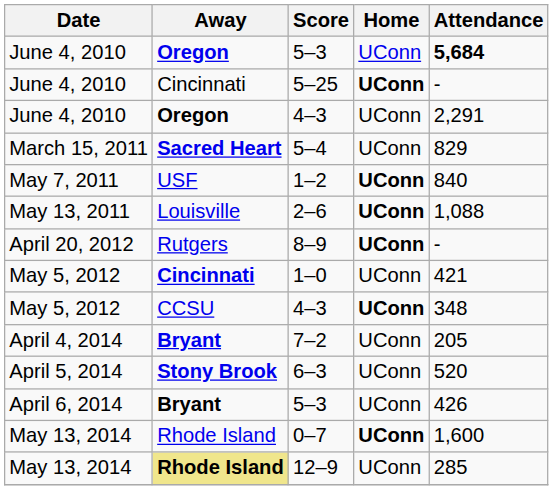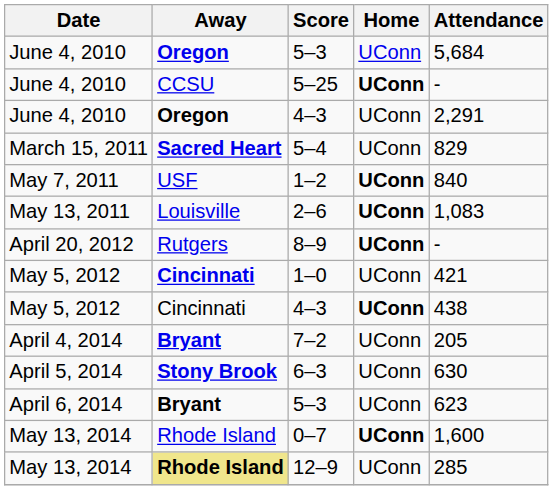(459, 52) bold -> (459, 52) normal
(201, 84) Cincinnati -> (186, 84) CCSU
(459, 212) 1,088 -> (459, 212) 1,083
(186, 308) CCSU -> (201, 308) Cincinnati
(451, 308) 348 -> (451, 308) 438
(451, 372) 520 -> (451, 372) 630
(451, 404) 426 -> (451, 404) 623
